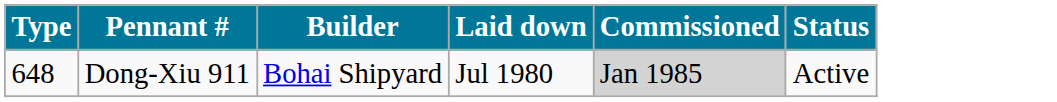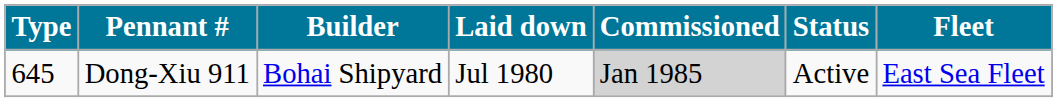+ column: (964, 27)
(33, 72) 648 -> (33, 72) 645
